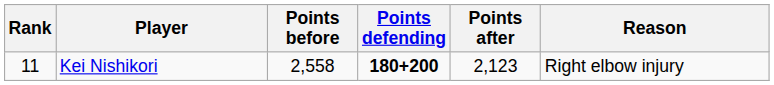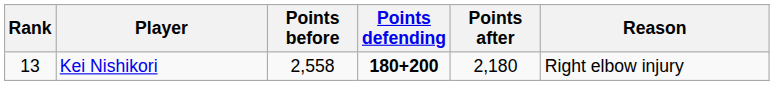(30, 66) 11 -> (30, 66) 13
(495, 66) 2,123 -> (495, 66) 2,180
